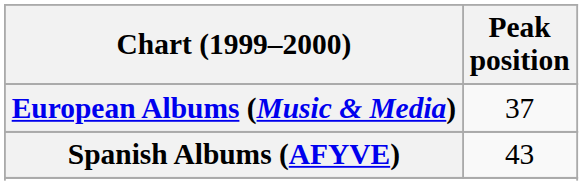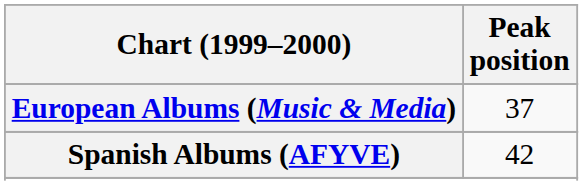(520, 154) 43 -> (520, 154) 42
